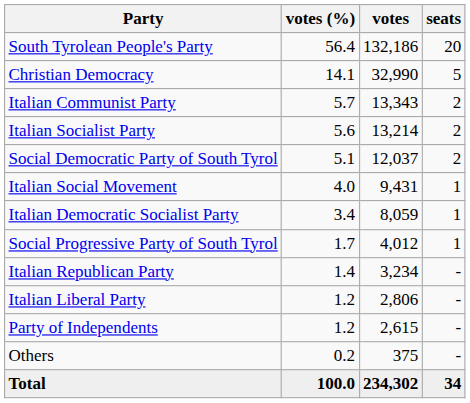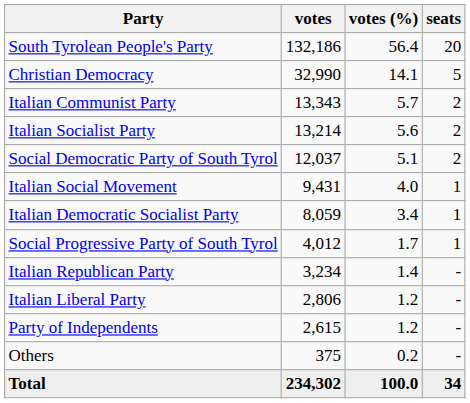columns swapped: (391, 18) <-> (320, 18)
